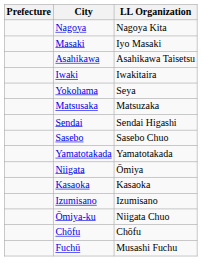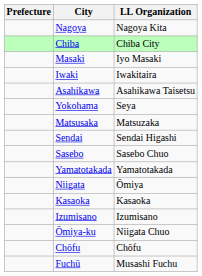+ row: (67, 43)
rows swapped: (67, 75) <-> (77, 59)
